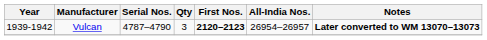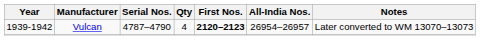(184, 27) 3 -> (184, 27) 4
(397, 27) bold -> (394, 27) normal
